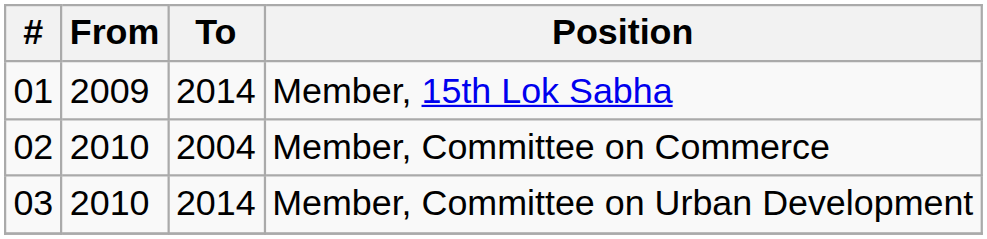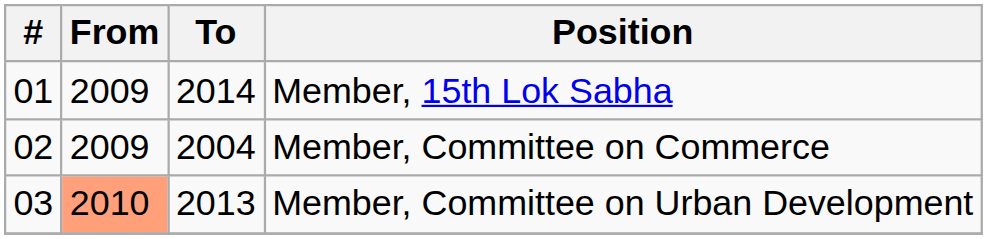(110, 146) 2010 -> (110, 146) 2009
(110, 203) no background -> (110, 203) lightsalmon background
(216, 203) 2014 -> (216, 203) 2013
